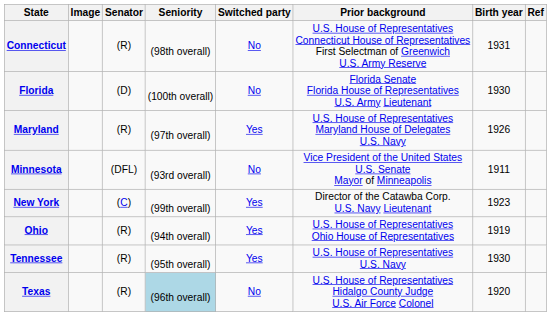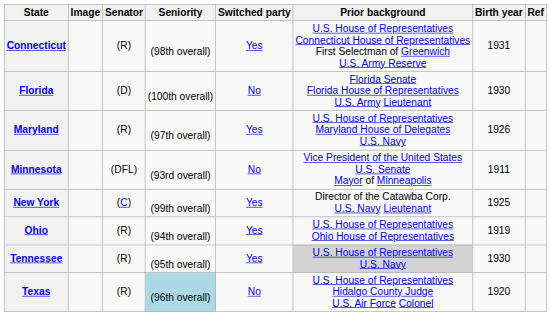(254, 46) No -> (254, 46) Yes
(499, 203) 1923 -> (499, 203) 1925
(383, 258) no background -> (383, 258) lightgrey background
